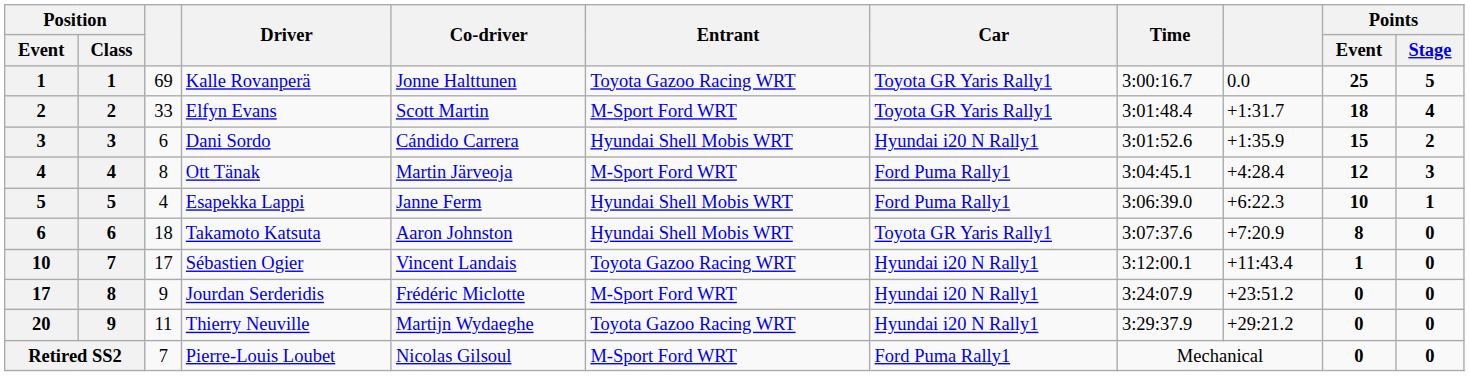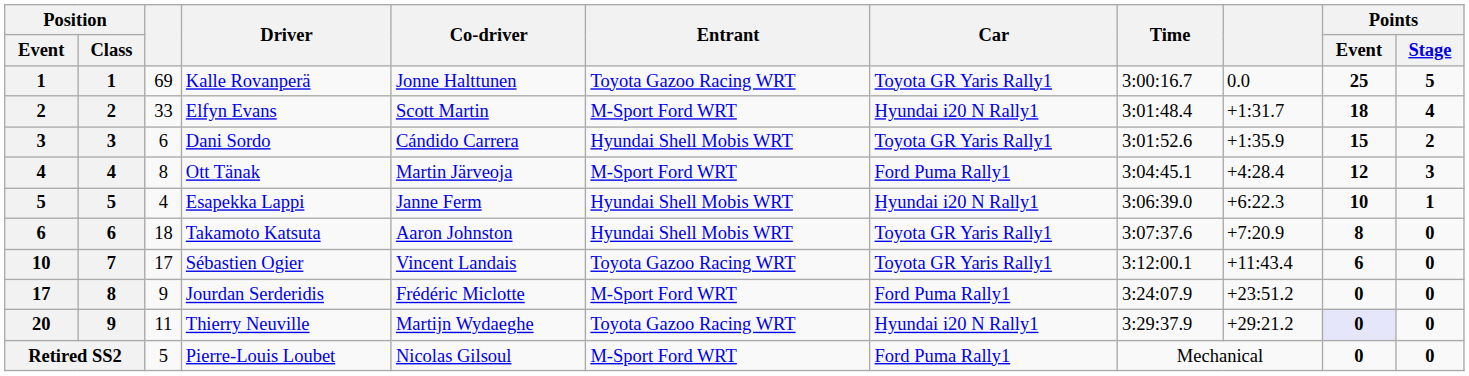(963, 110) Toyota GR Yaris Rally1 -> (956, 110) Hyundai i20 N Rally1
(956, 141) Hyundai i20 N Rally1 -> (963, 141) Toyota GR Yaris Rally1
(942, 202) Ford Puma Rally1 -> (956, 202) Hyundai i20 N Rally1
(956, 263) Hyundai i20 N Rally1 -> (963, 263) Toyota GR Yaris Rally1
(1359, 263) 1 -> (1359, 263) 6
(956, 293) Hyundai i20 N Rally1 -> (942, 293) Ford Puma Rally1
(1359, 324) no background -> (1359, 324) lavender background
(163, 355) 7 -> (163, 355) 5
